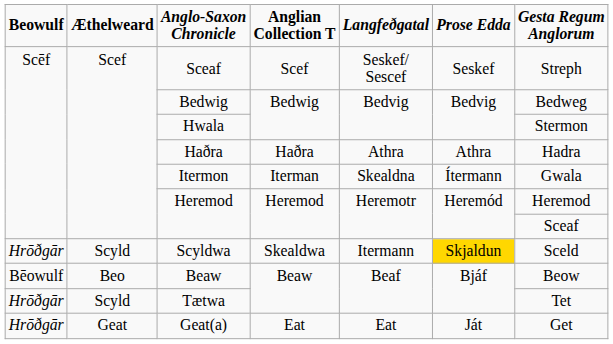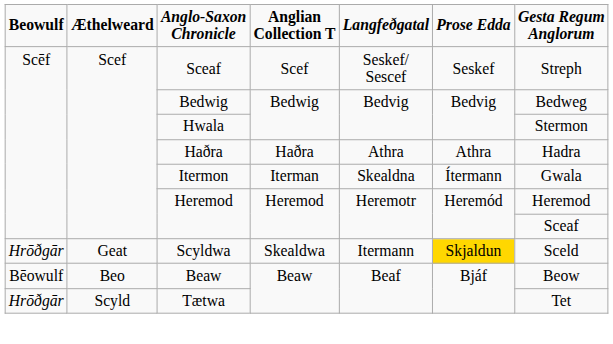(112, 251) Scyld -> (112, 251) Geat
- row: (204, 325)
